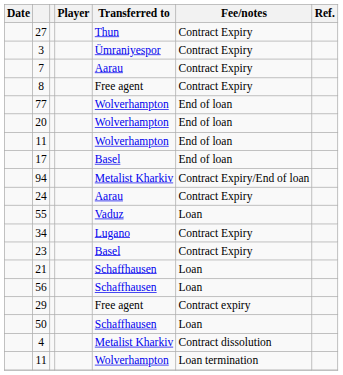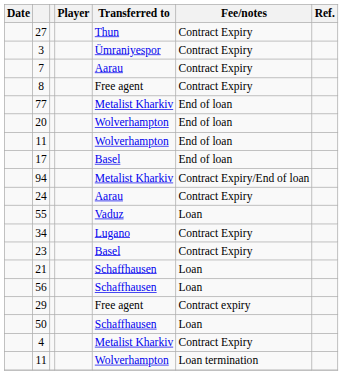(132, 104) Wolverhampton -> (134, 104) Metalist Kharkiv
(225, 342) Contract dissolution -> (215, 342) Contract Expiry
